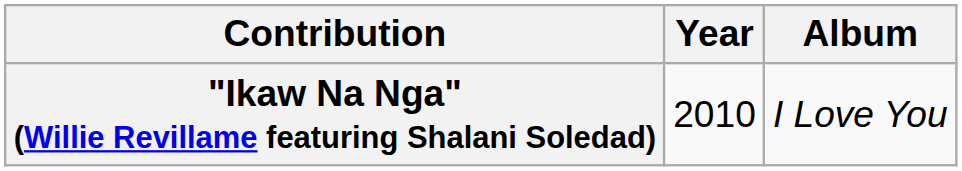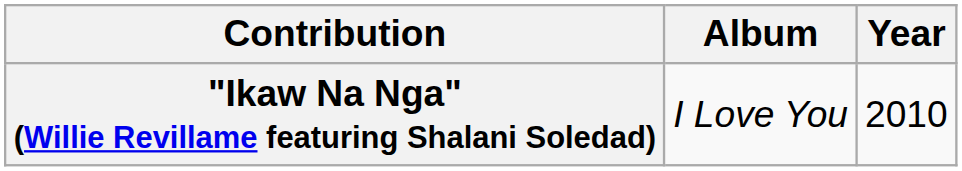columns swapped: (714, 33) <-> (860, 33)
